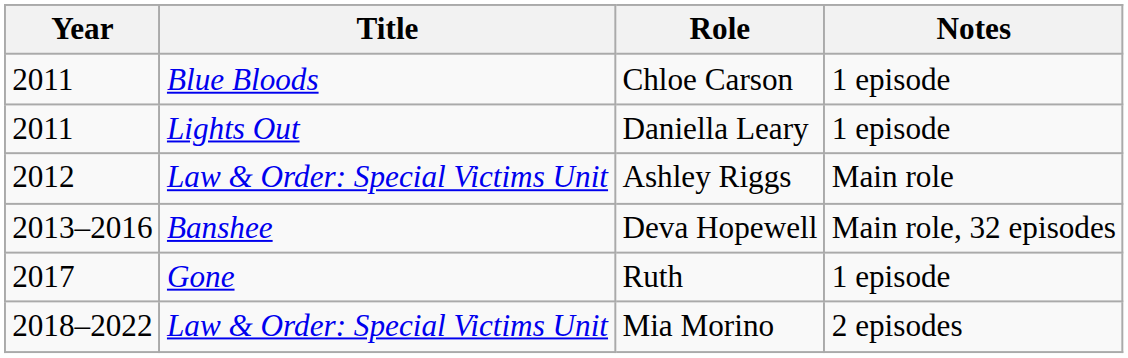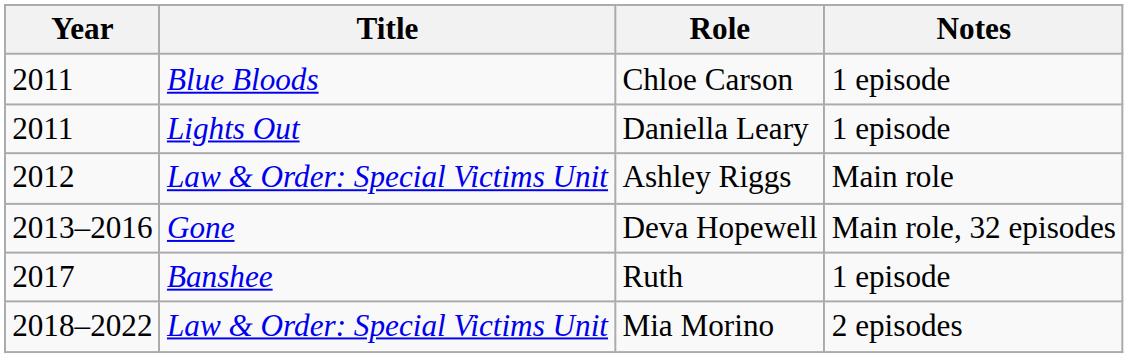(220, 227) Banshee -> (201, 227) Gone
(201, 276) Gone -> (220, 276) Banshee
